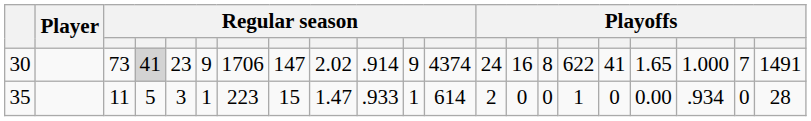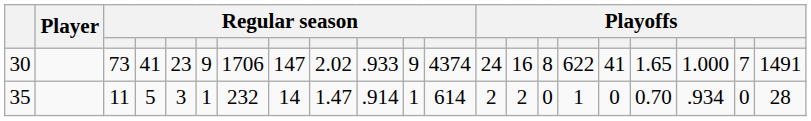(150, 64) lightgrey background -> (150, 64) no background
(380, 64) .914 -> (380, 64) .933
(243, 97) 223 -> (243, 97) 232
(289, 97) 15 -> (289, 97) 14
(380, 97) .933 -> (380, 97) .914
(522, 97) 0 -> (522, 97) 2
(653, 97) 0.00 -> (653, 97) 0.70
